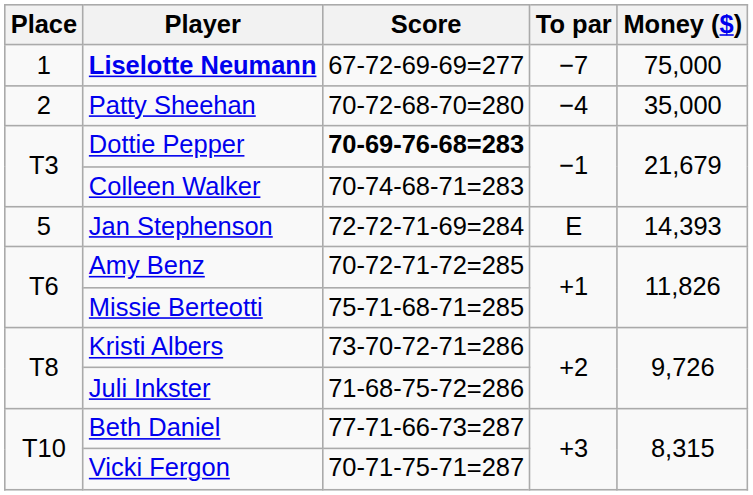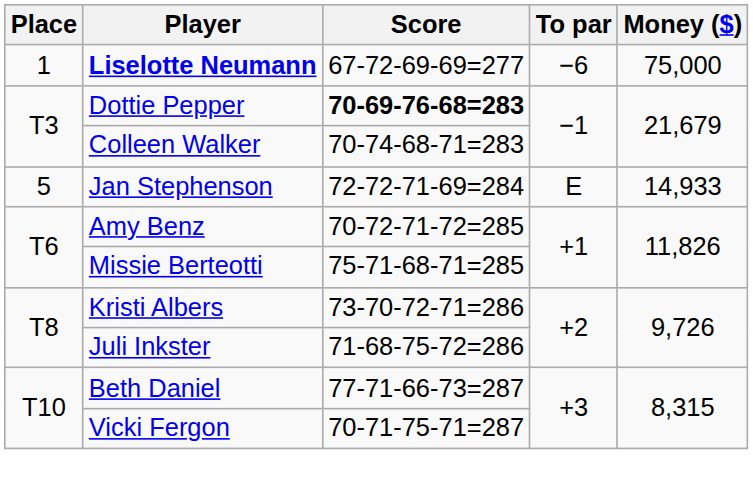(574, 65) −7 -> (574, 65) −6
- row: (172, 105)
(683, 226) 14,393 -> (683, 186) 14,933
